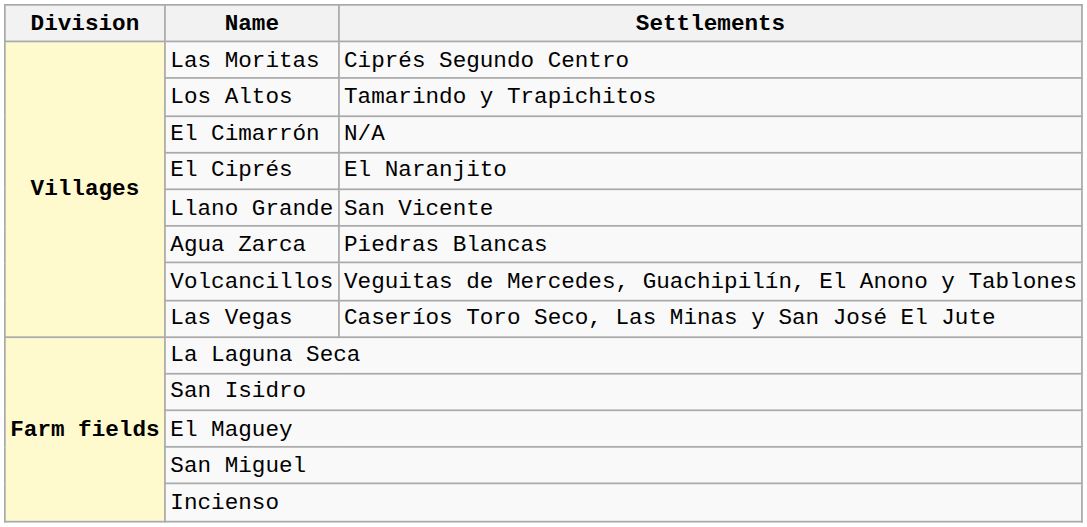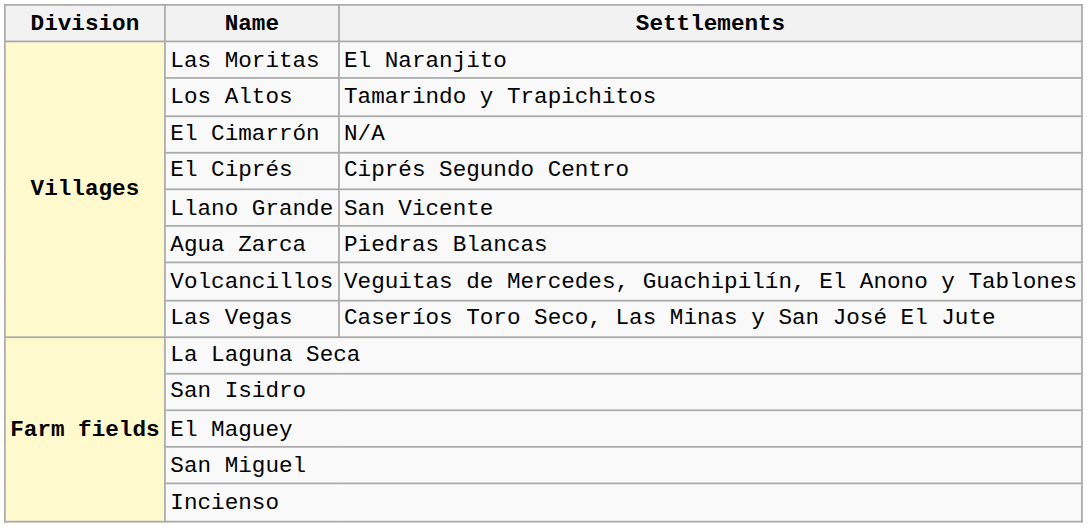(487, 60) Ciprés Segundo Centro -> (425, 60) El Naranjito
(425, 171) El Naranjito -> (487, 171) Ciprés Segundo Centro
